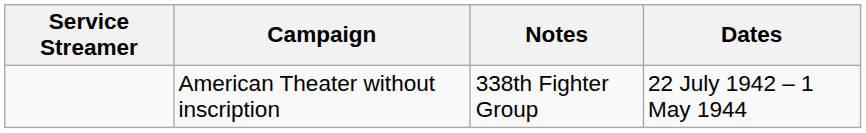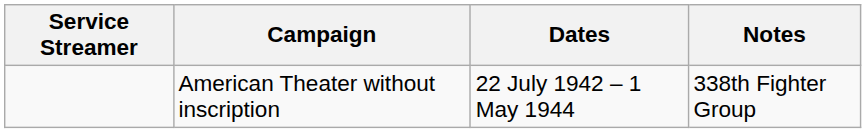columns swapped: (752, 35) <-> (557, 35)
